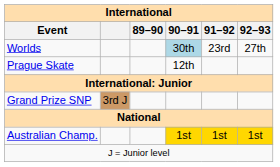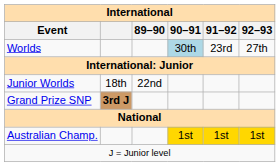- row: (40, 65)
+ row: (41, 83)
(115, 100) normal -> (116, 100) bold
